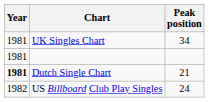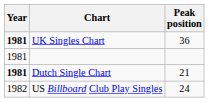(17, 40) normal -> (17, 40) bold
(184, 40) 34 -> (184, 40) 36
